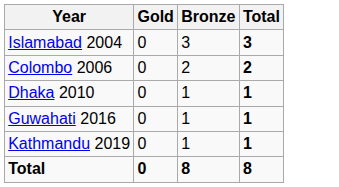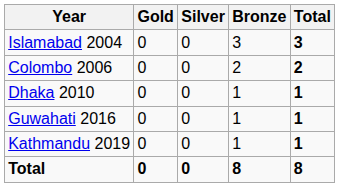+ column: (203, 17)
